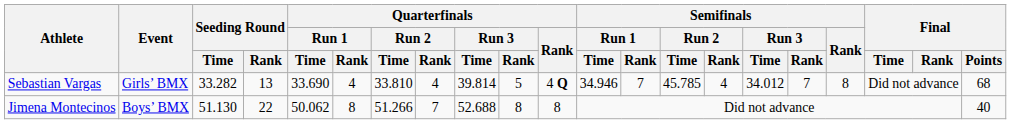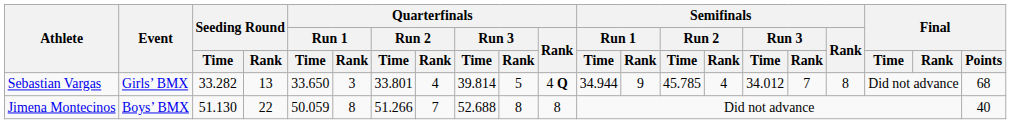(310, 84) 33.690 -> (310, 84) 33.650
(352, 84) 4 -> (352, 84) 3
(394, 84) 33.810 -> (394, 84) 33.801
(599, 84) 34.946 -> (599, 84) 34.944
(640, 84) 7 -> (640, 84) 9
(310, 107) 50.062 -> (310, 107) 50.059
